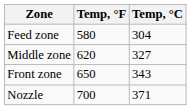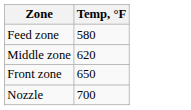- column: (158, 14)
